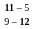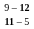rows swapped: (17, 8) <-> (17, 22)
